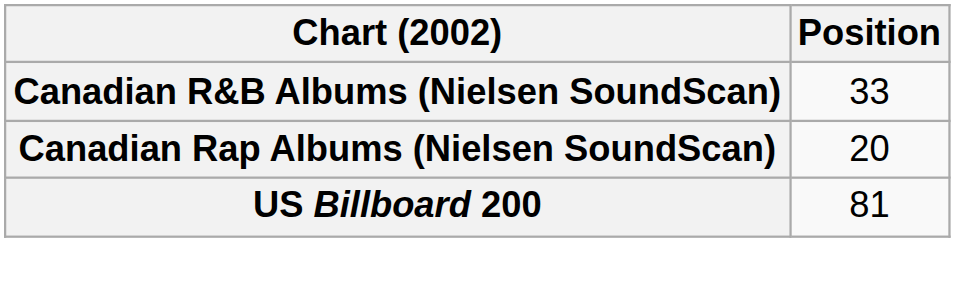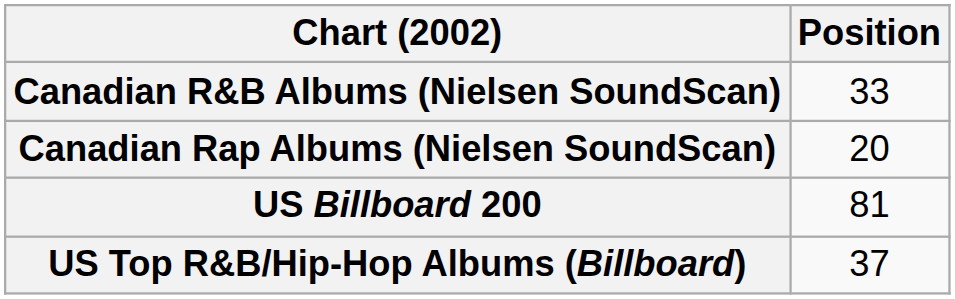+ row: (397, 263)
